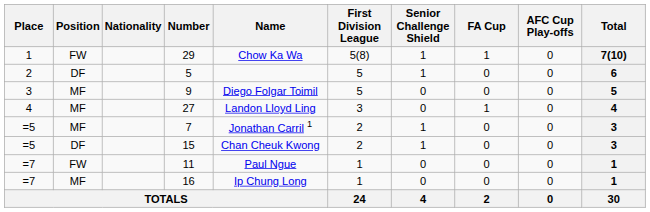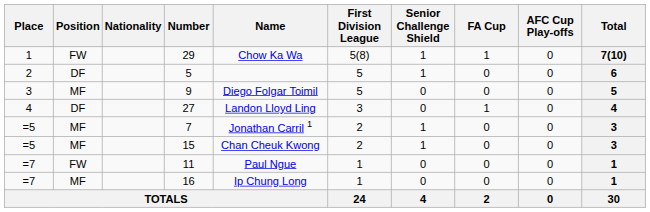(78, 108) MF -> (78, 108) DF
(78, 146) DF -> (78, 146) MF
